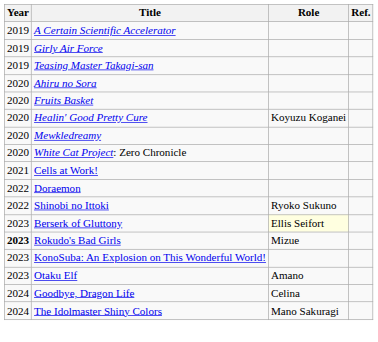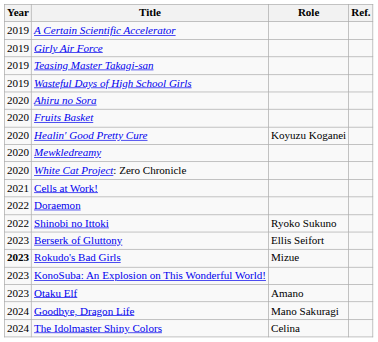+ row: (113, 83)
(298, 223) lightyellow background -> (298, 240) no background
(285, 293) Celina -> (305, 310) Mano Sakuragi
(305, 310) Mano Sakuragi -> (285, 328) Celina
